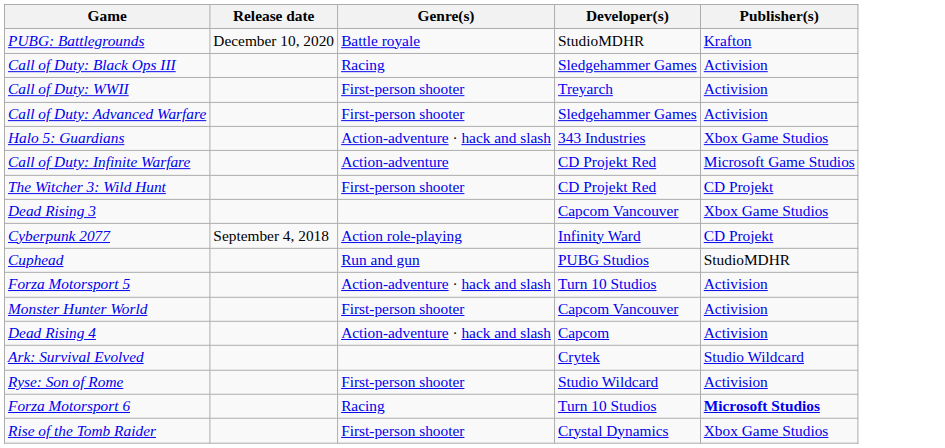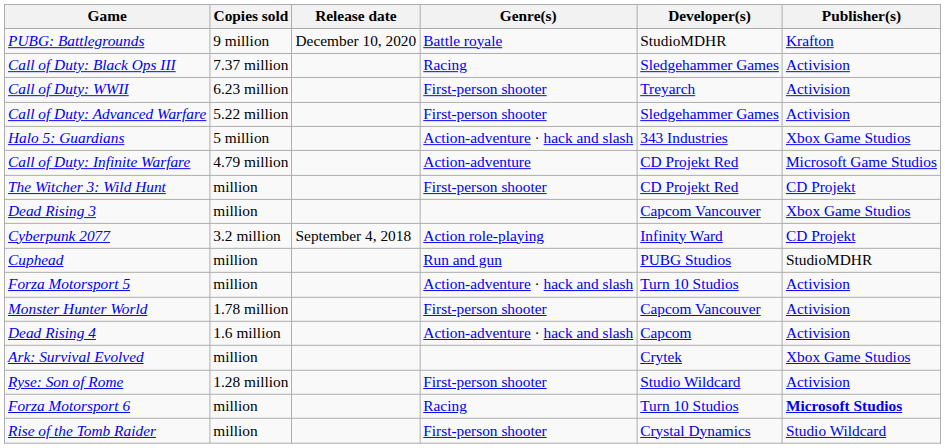+ column: (251, 16)
(754, 357) Studio Wildcard -> (848, 357) Xbox Game Studios
(766, 430) Xbox Game Studios -> (836, 430) Studio Wildcard
